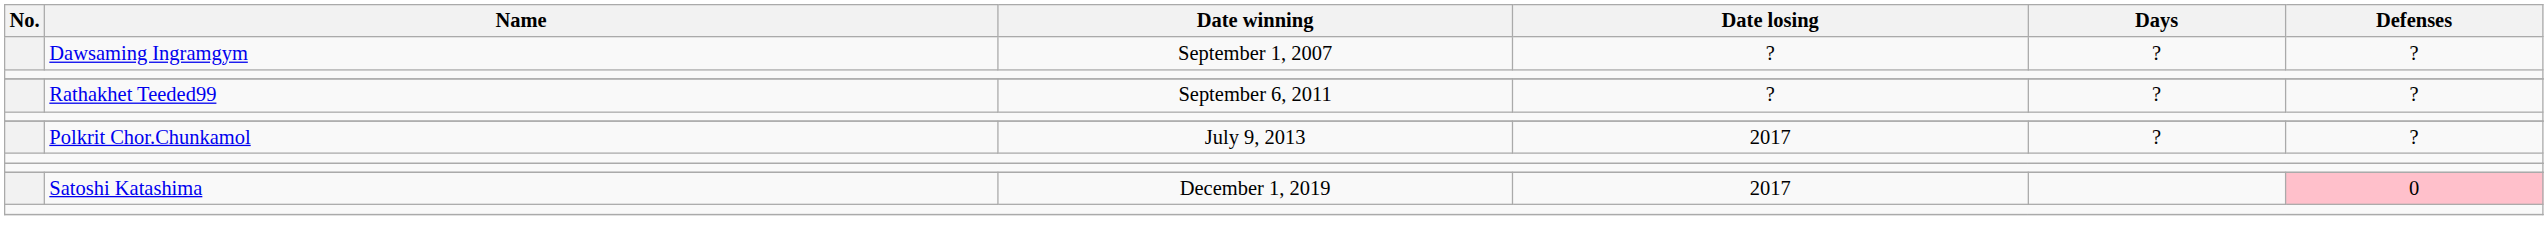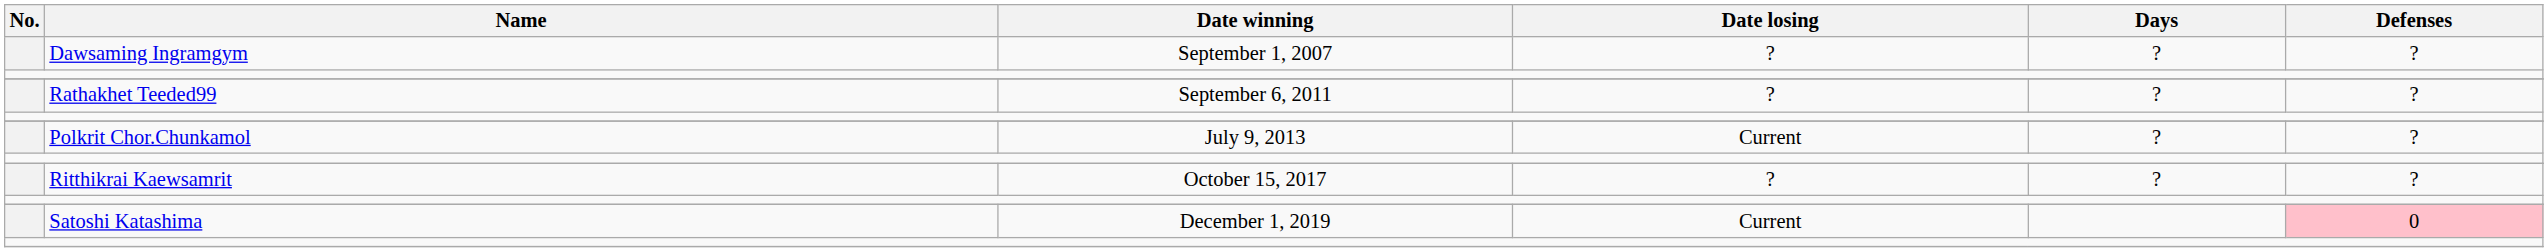(1770, 137) 2017 -> (1770, 137) Current
+ row: (141, 178)
(1770, 188) 2017 -> (1770, 220) Current
